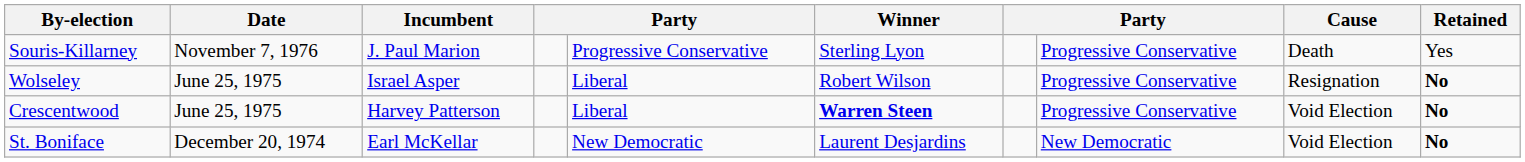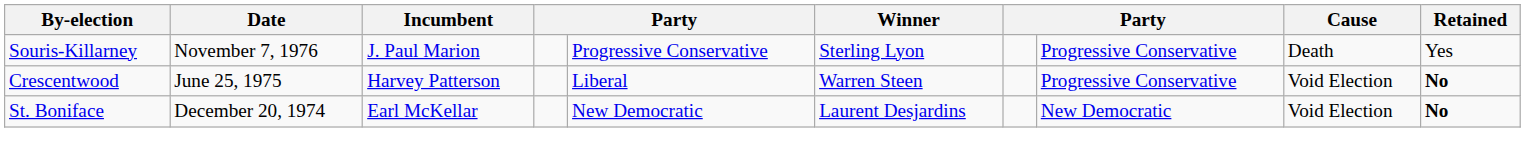- row: (45, 80)
(876, 111) bold -> (871, 80) normal
